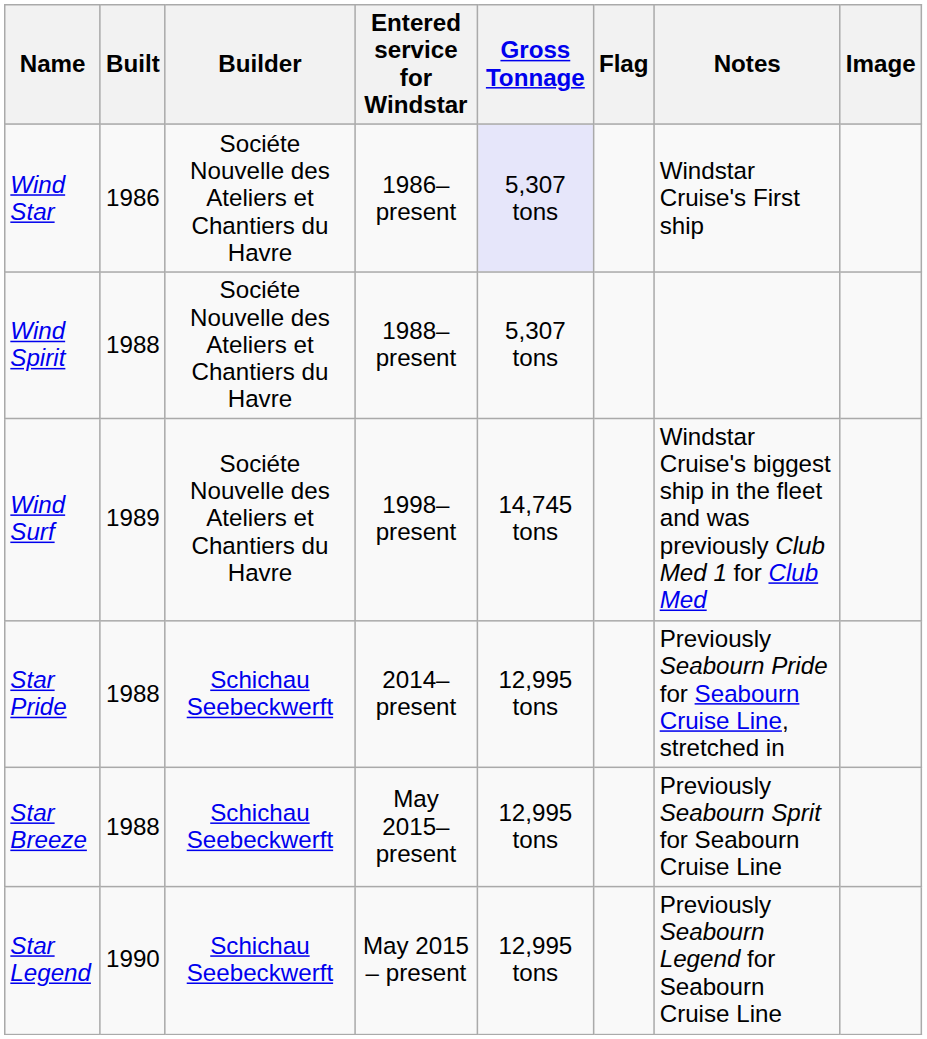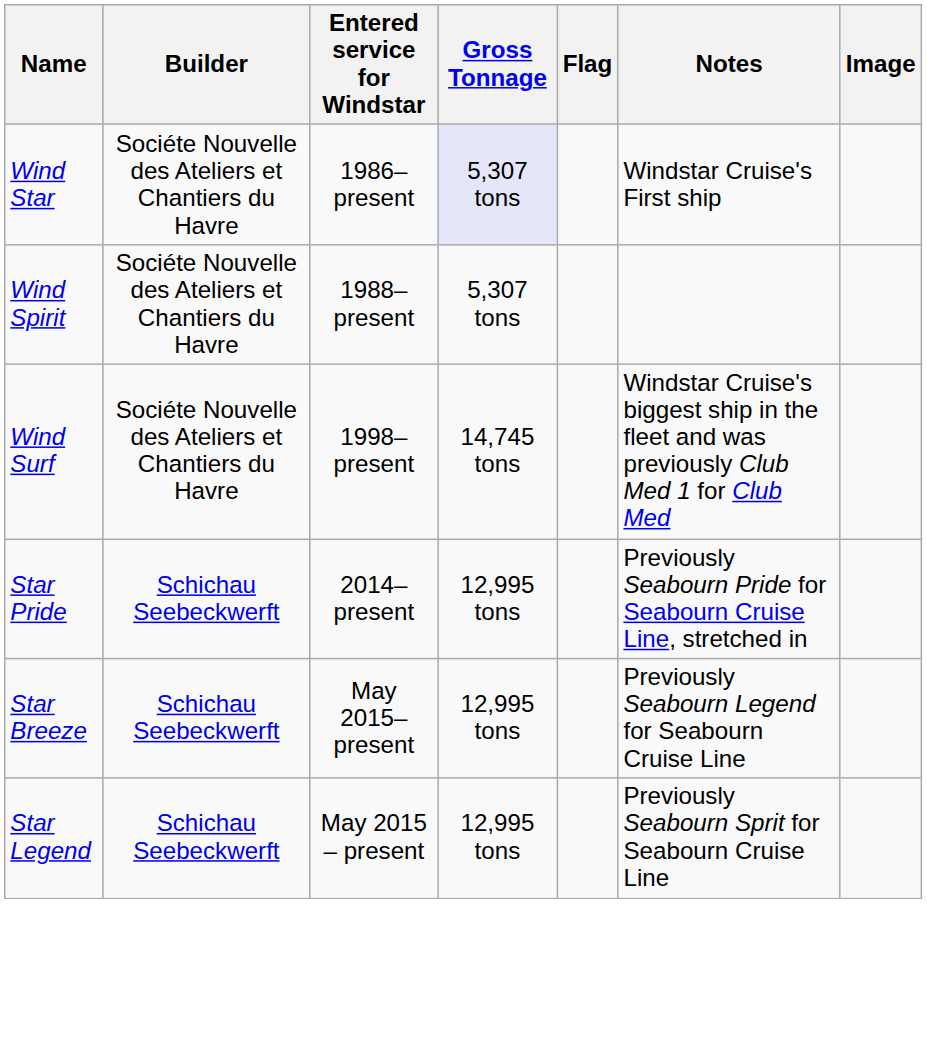- column: (133, 64)
(740, 826) Previously Seabourn Sprit for Seabourn Cruise Line -> (720, 718) Previously Seabourn Legend for Seabourn Cruise Line
(721, 960) Previously Seabourn Legend for Seabourn Cruise Line -> (721, 837) Previously Seabourn Sprit for Seabourn Cruise Line
